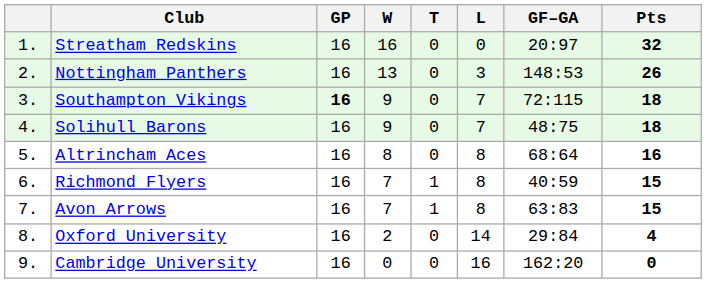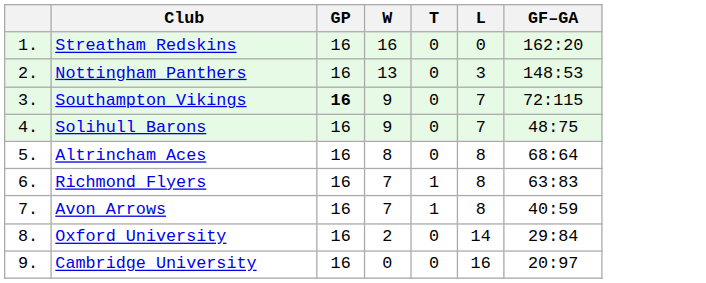- column: (651, 18)
(553, 46) 20:97 -> (553, 46) 162:20
(553, 182) 40:59 -> (553, 182) 63:83
(553, 210) 63:83 -> (553, 210) 40:59
(553, 264) 162:20 -> (553, 264) 20:97
